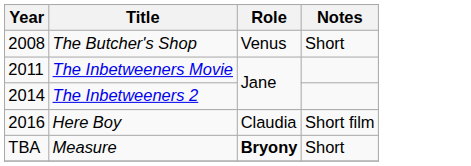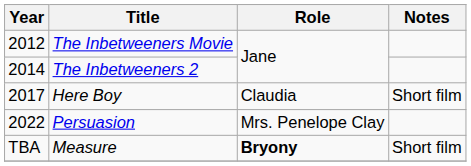- row: (125, 43)
(26, 69) 2011 -> (27, 43) 2012
(27, 122) 2016 -> (27, 95) 2017
+ row: (94, 122)
(325, 148) Short -> (427, 148) Short film
